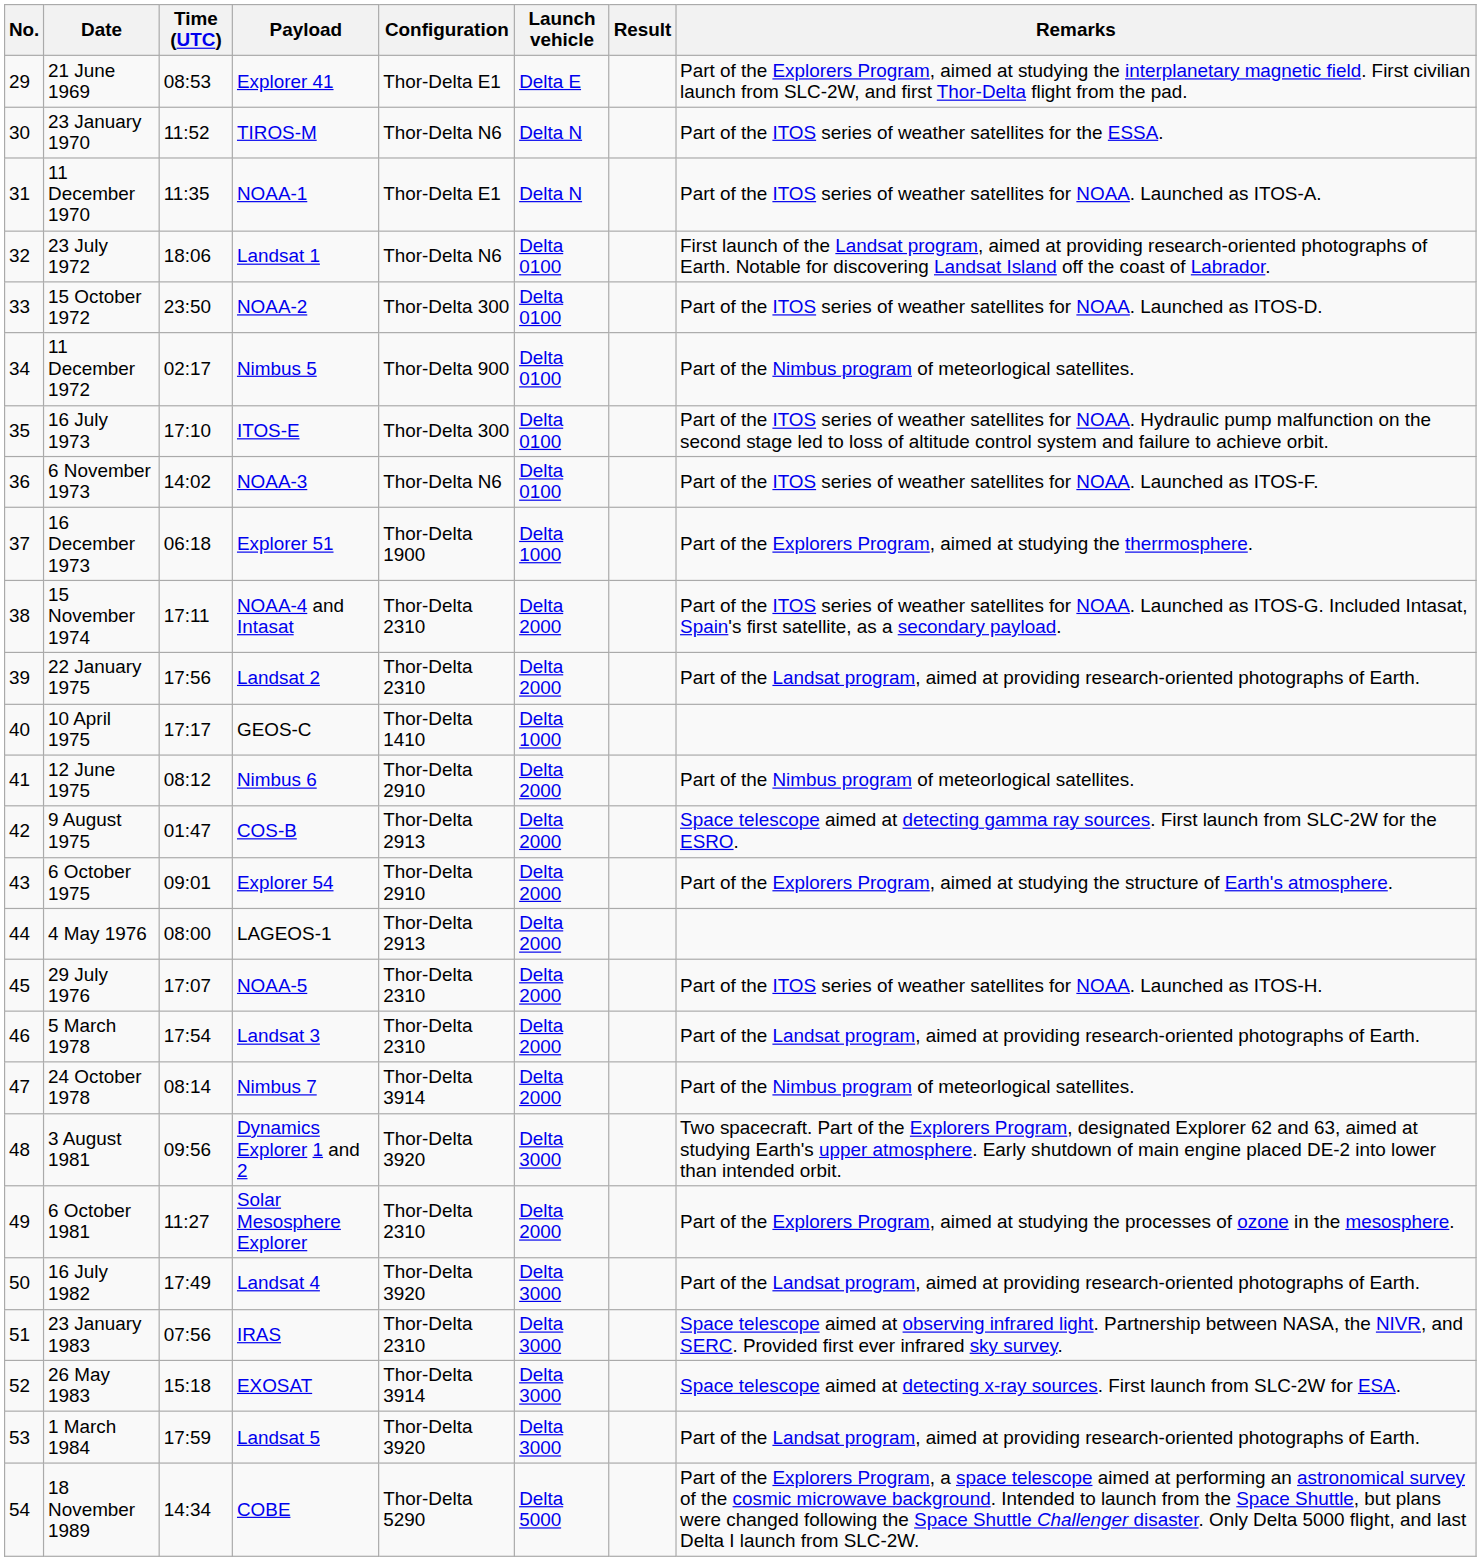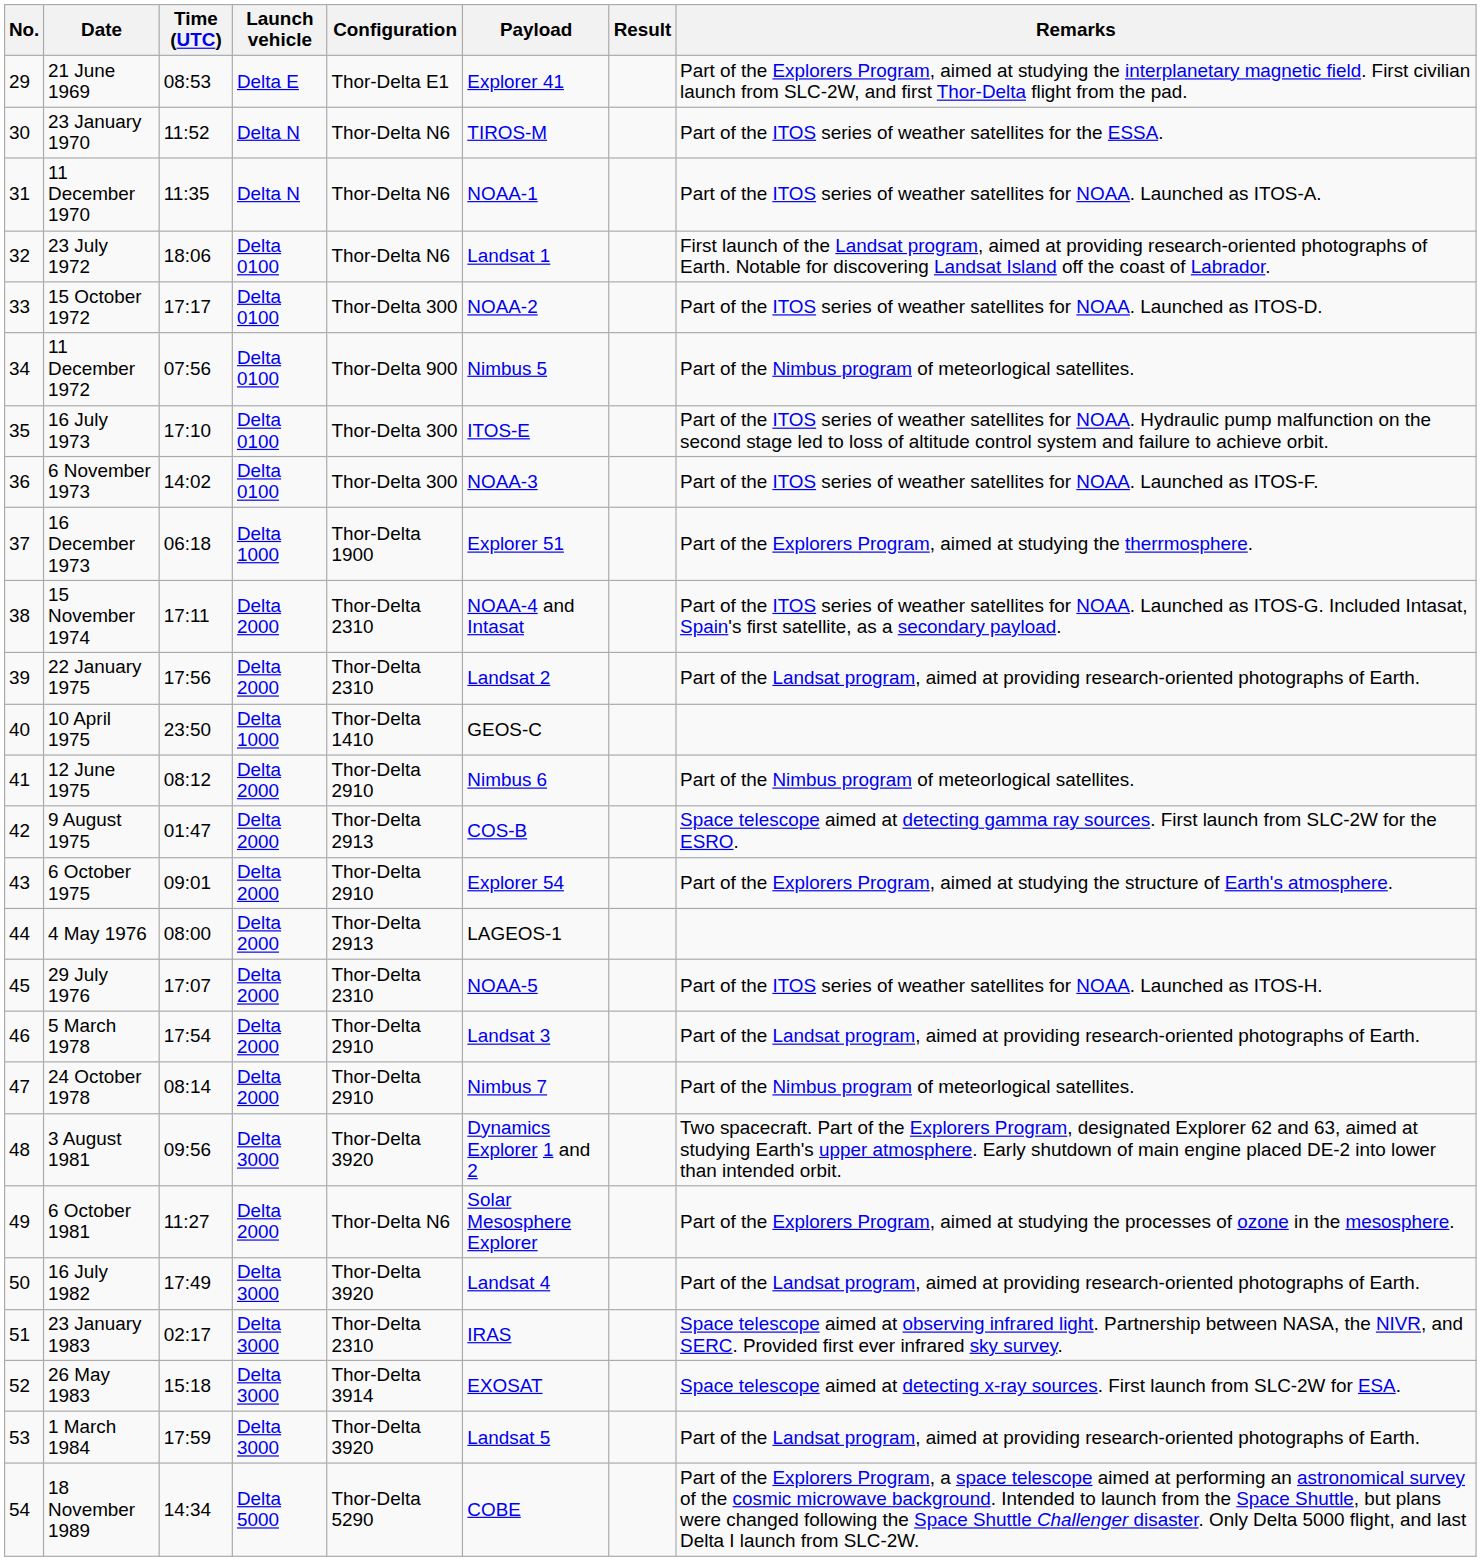columns swapped: (562, 30) <-> (306, 30)
(442, 194) Thor-Delta E1 -> (391, 194) Thor-Delta N6
(187, 307) 23:50 -> (187, 307) 17:17
(187, 369) 02:17 -> (187, 369) 07:56
(443, 482) Thor-Delta N6 -> (394, 482) Thor-Delta 300
(187, 729) 17:17 -> (187, 729) 23:50
(428, 1036) Thor-Delta 2310 -> (376, 1036) Thor-Delta 2910
(428, 1087) Thor-Delta 3914 -> (376, 1087) Thor-Delta 2910
(428, 1221) Thor-Delta 2310 -> (391, 1221) Thor-Delta N6
(187, 1334) 07:56 -> (187, 1334) 02:17
